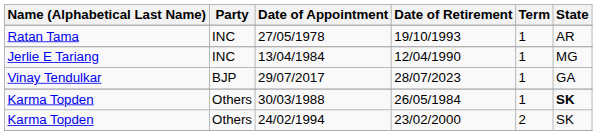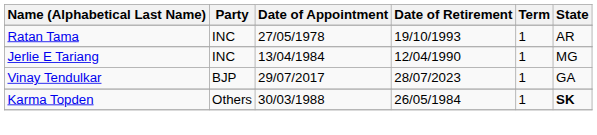- row: (291, 120)
